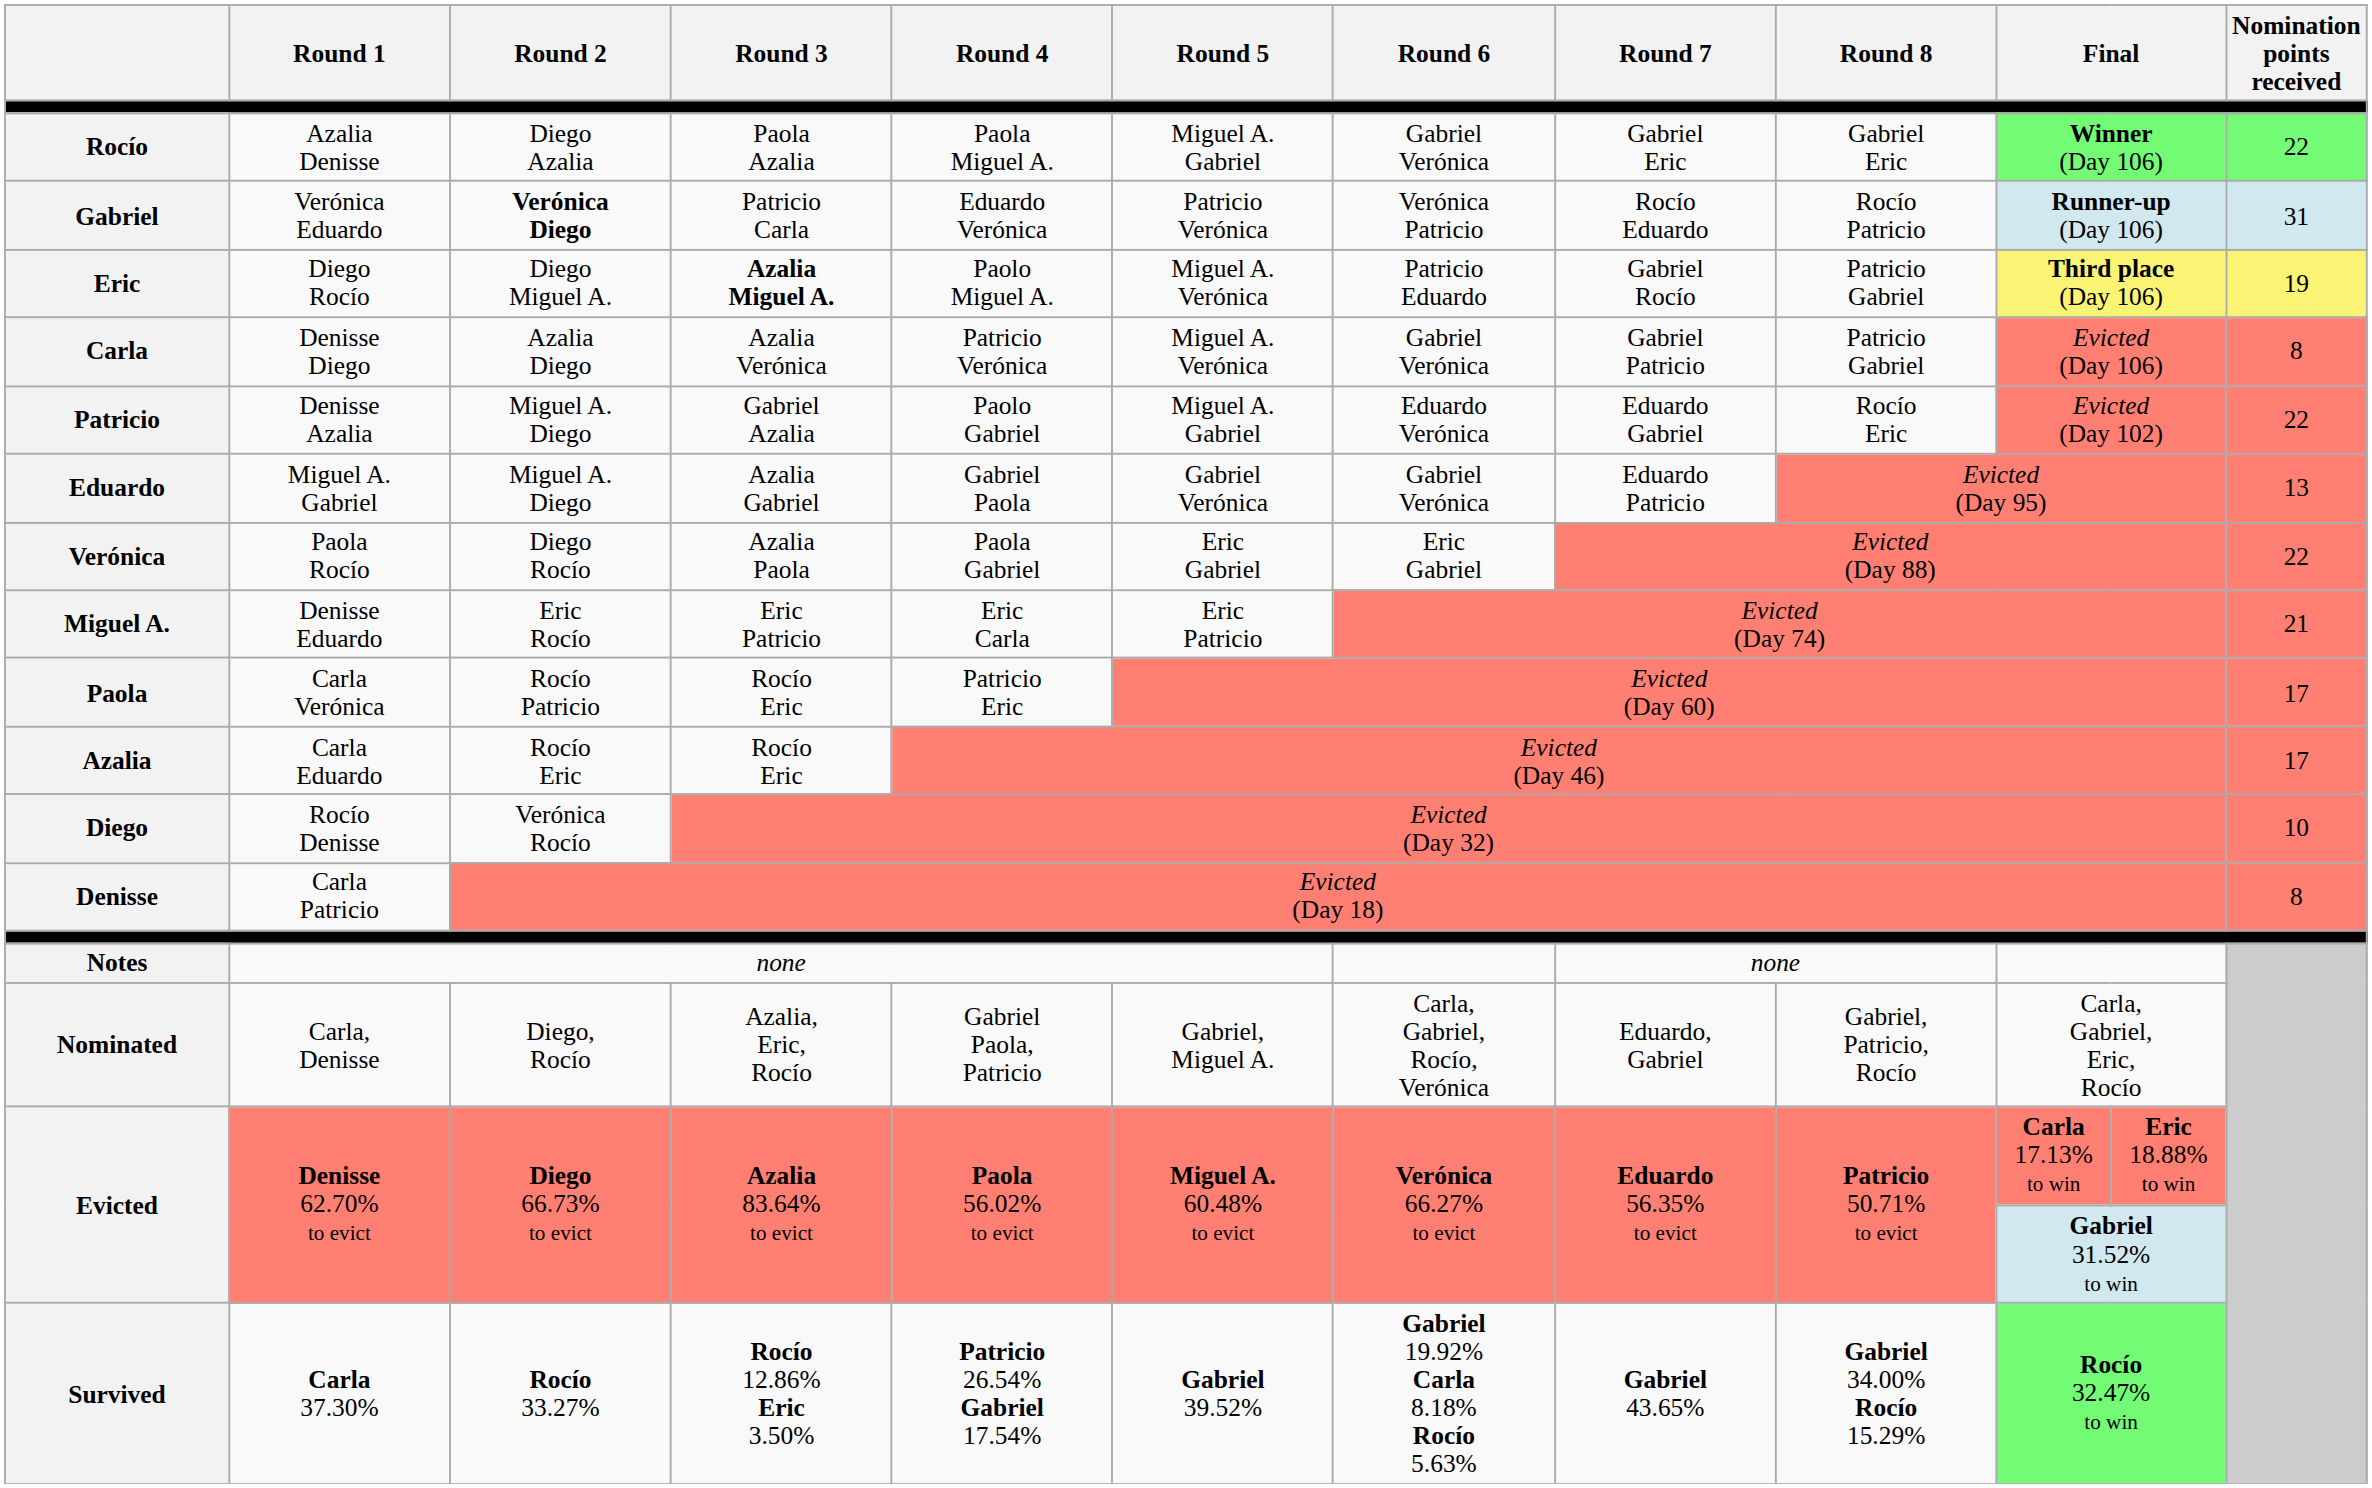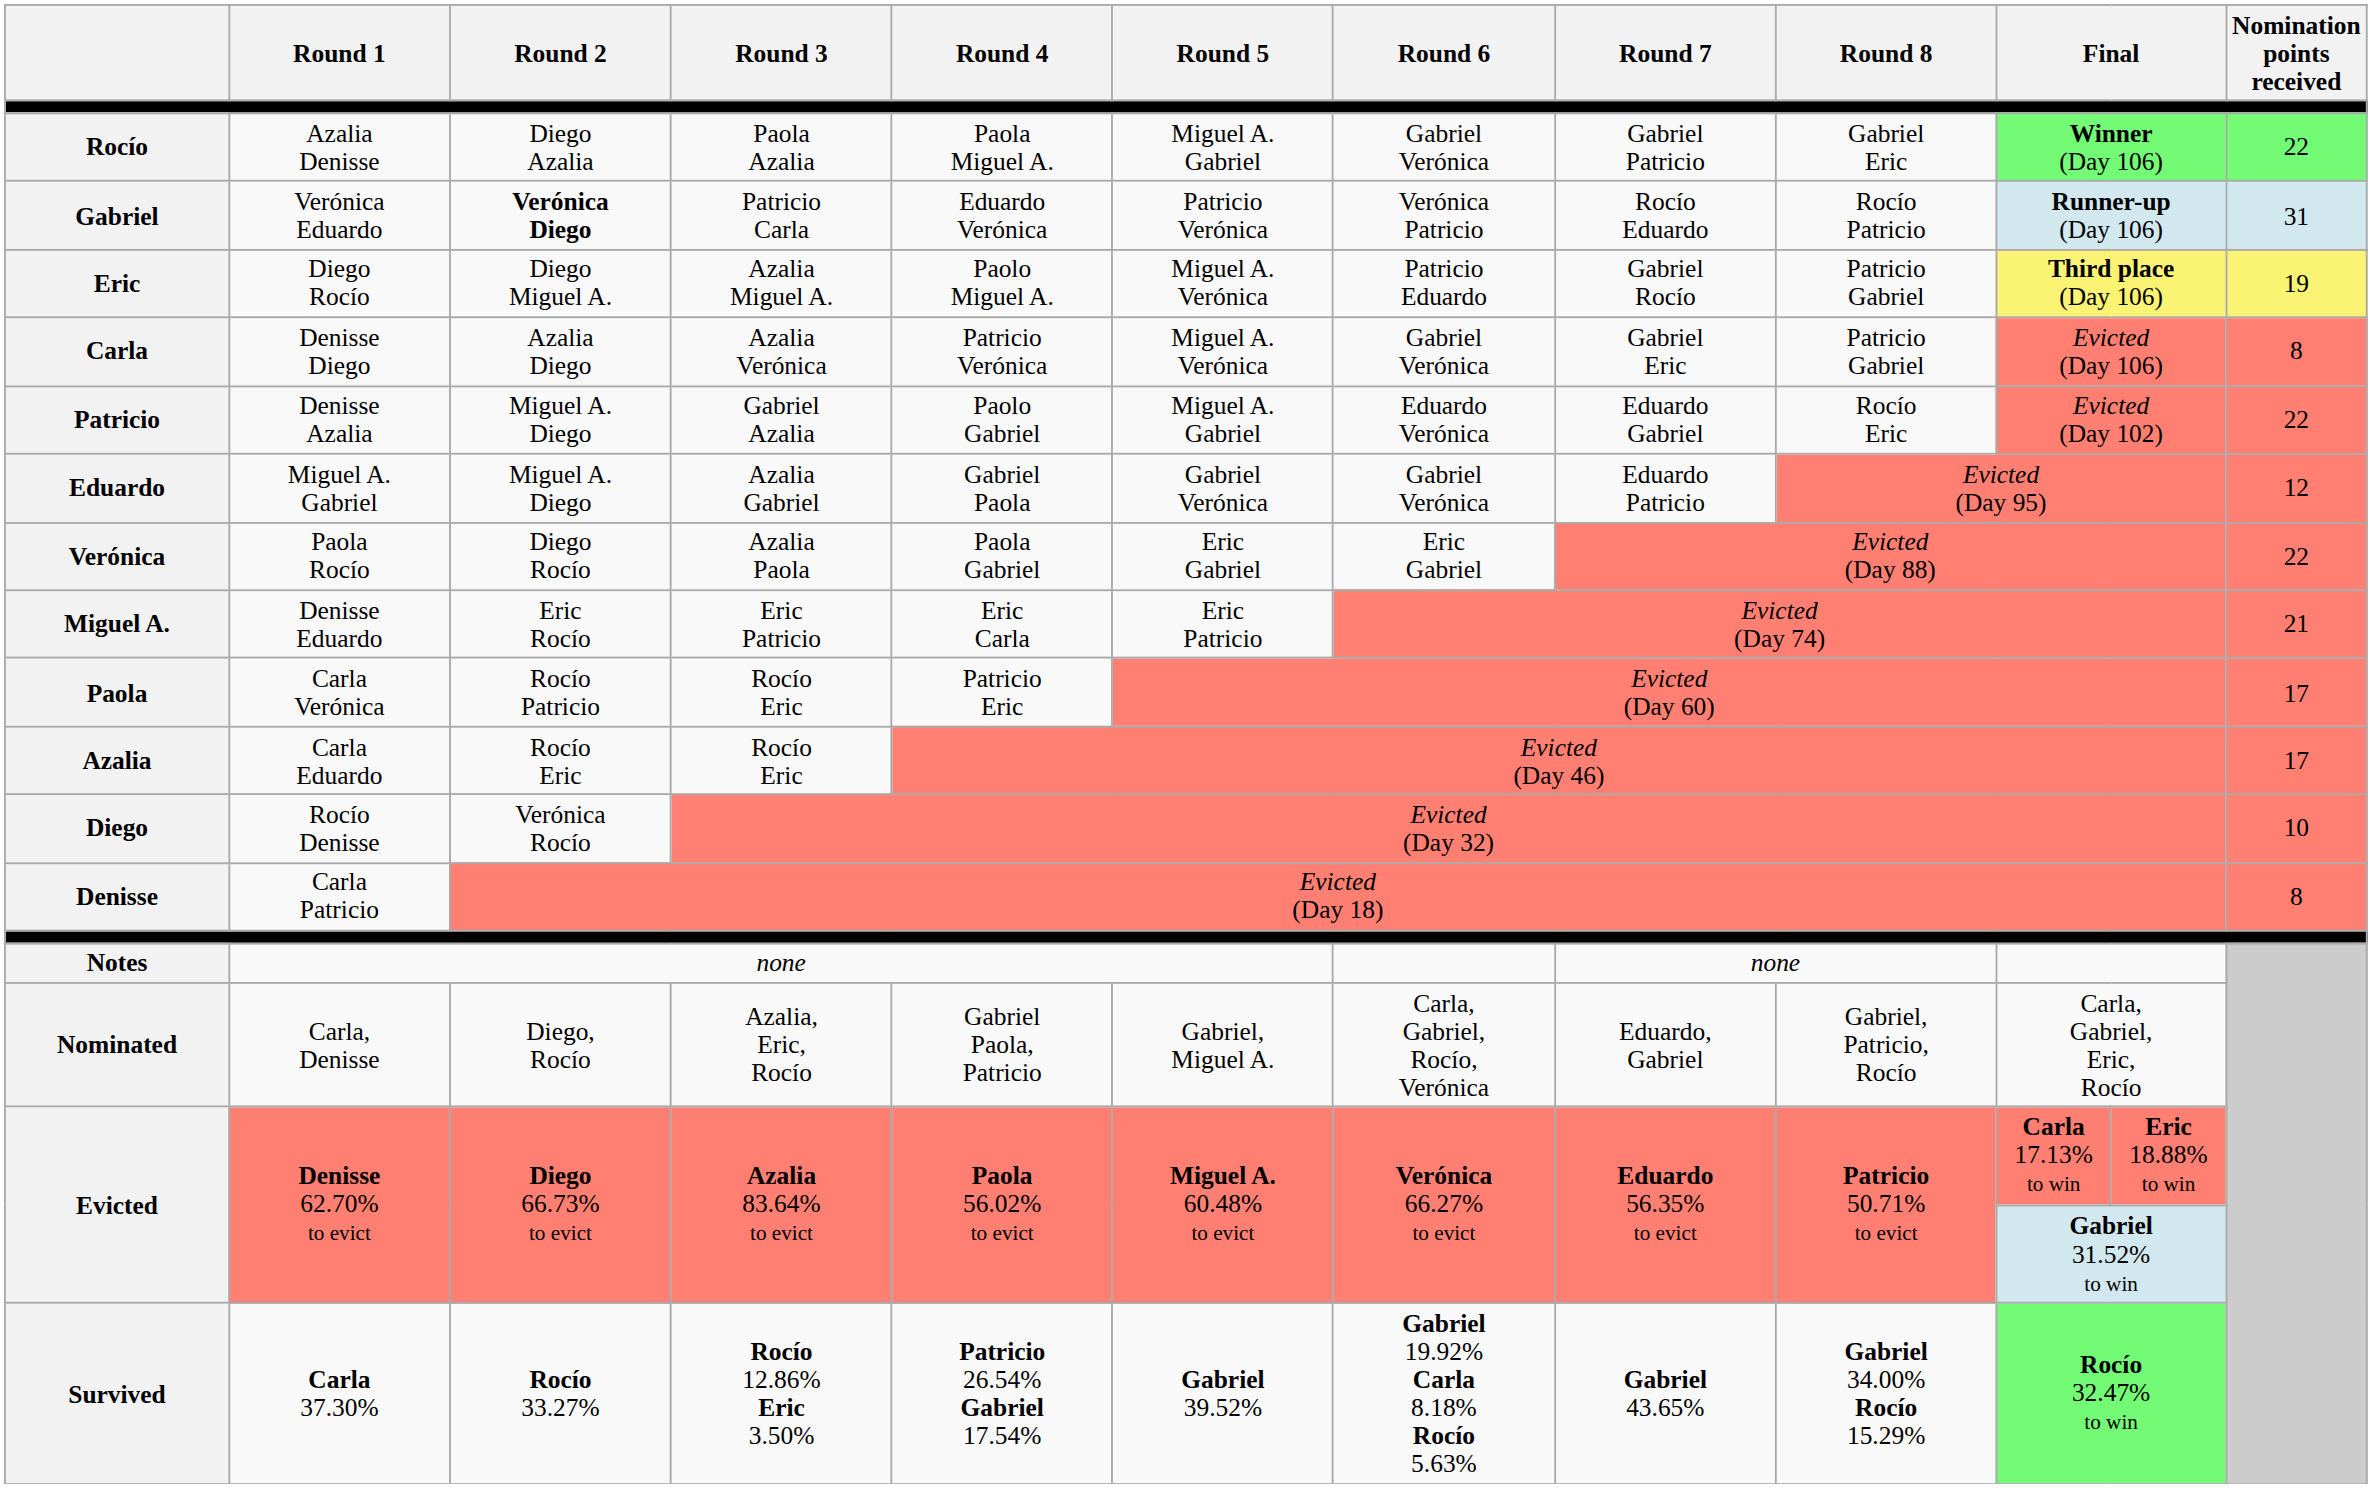(1665, 147) Gabriel Eric -> (1665, 147) Gabriel Patricio
(782, 283) bold -> (782, 283) normal
(1665, 351) Gabriel Patricio -> (1665, 351) Gabriel Eric
(2296, 488) 13 -> (2296, 488) 12
